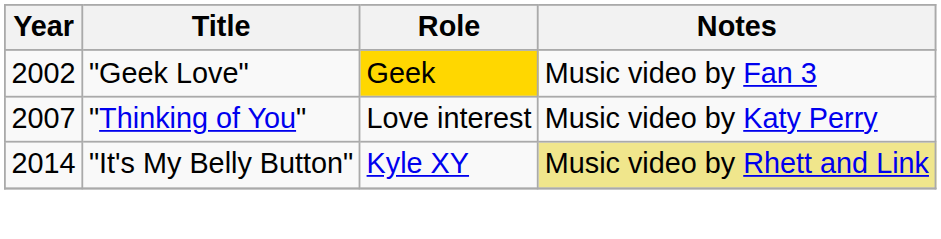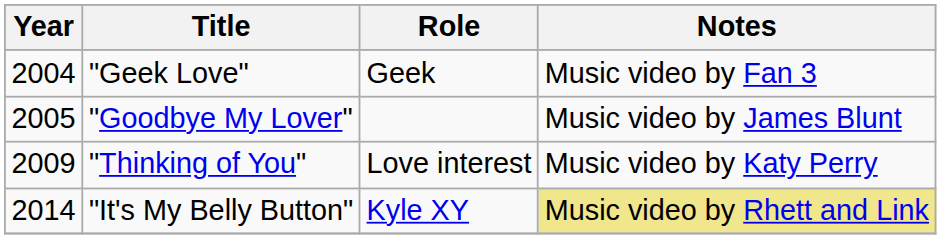(44, 73) 2002 -> (44, 73) 2004
(401, 73) gold background -> (401, 73) no background
+ row: (221, 118)
(44, 118) 2007 -> (44, 164) 2009
